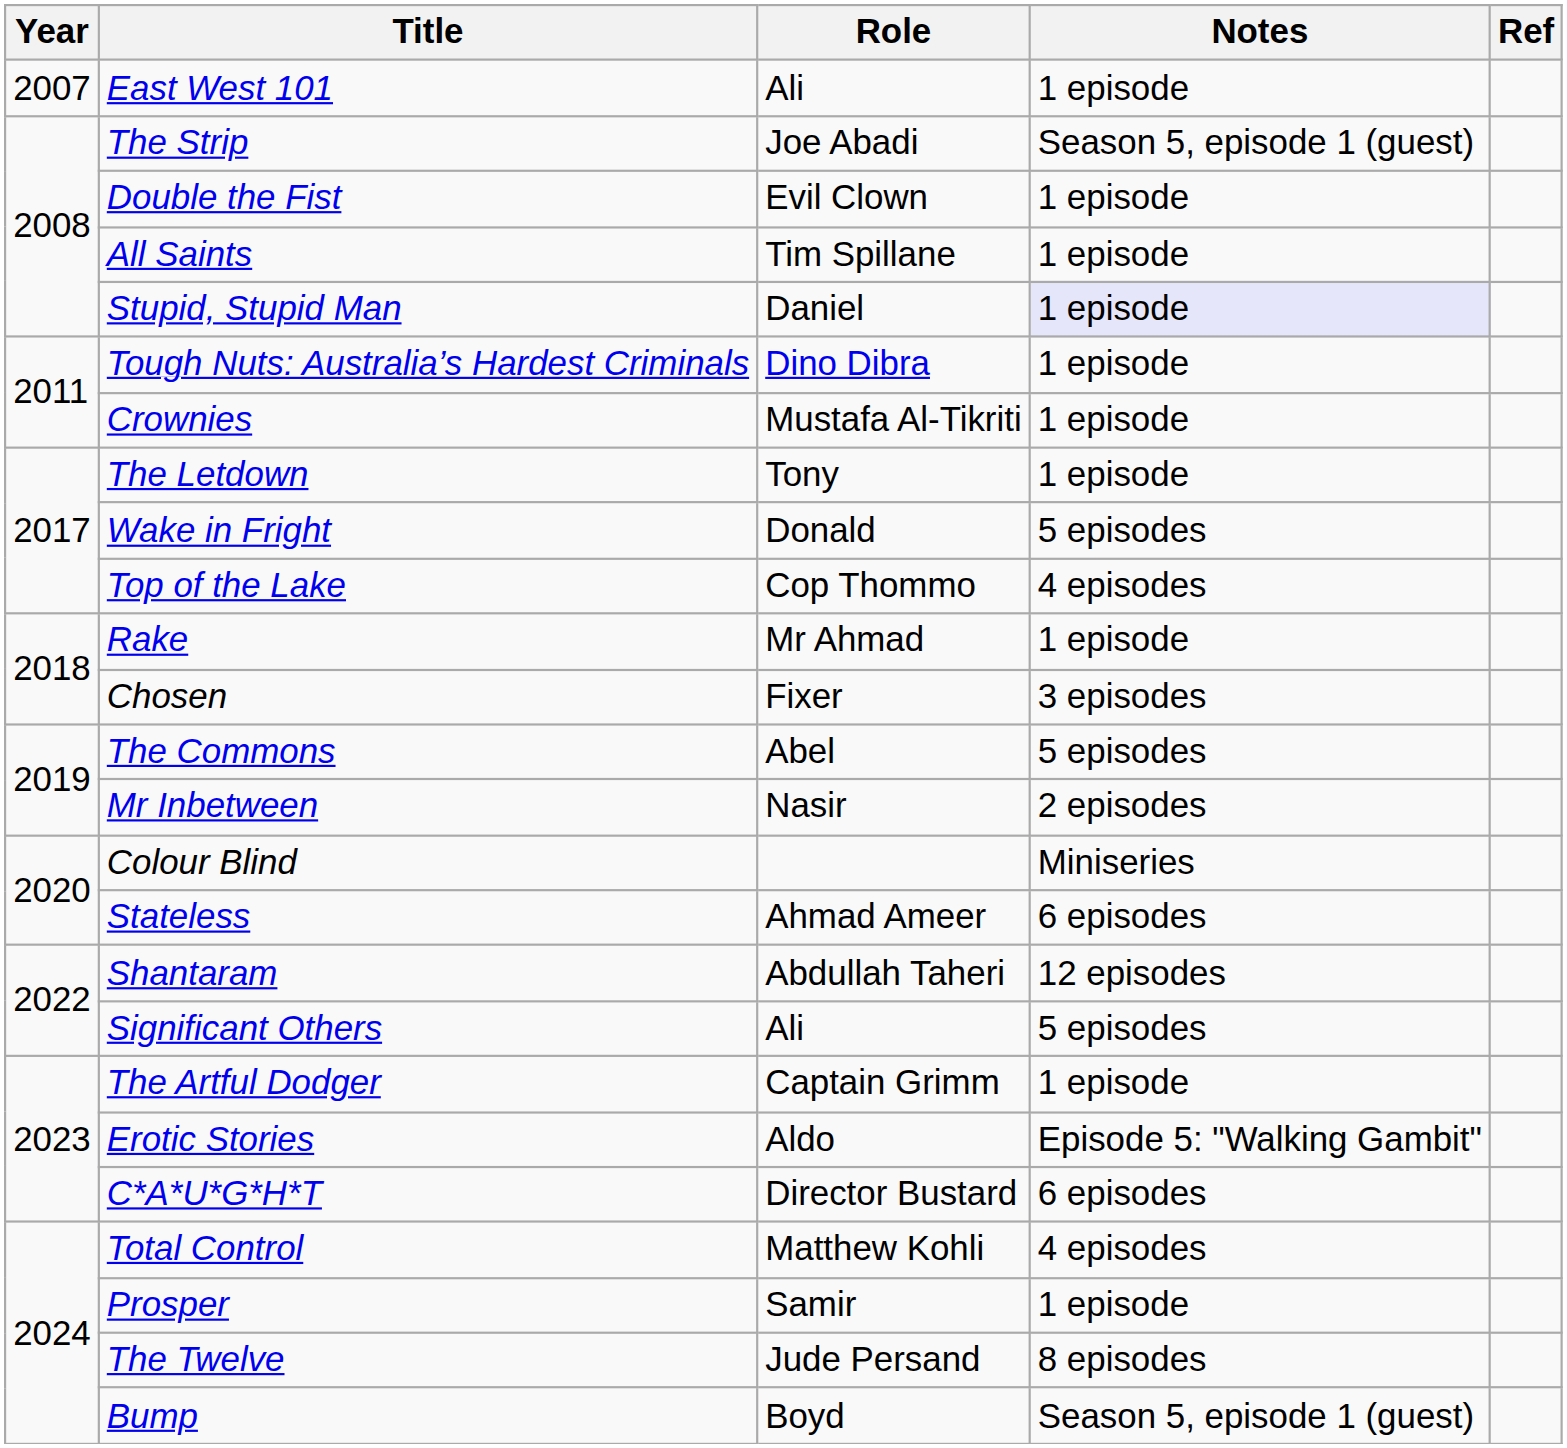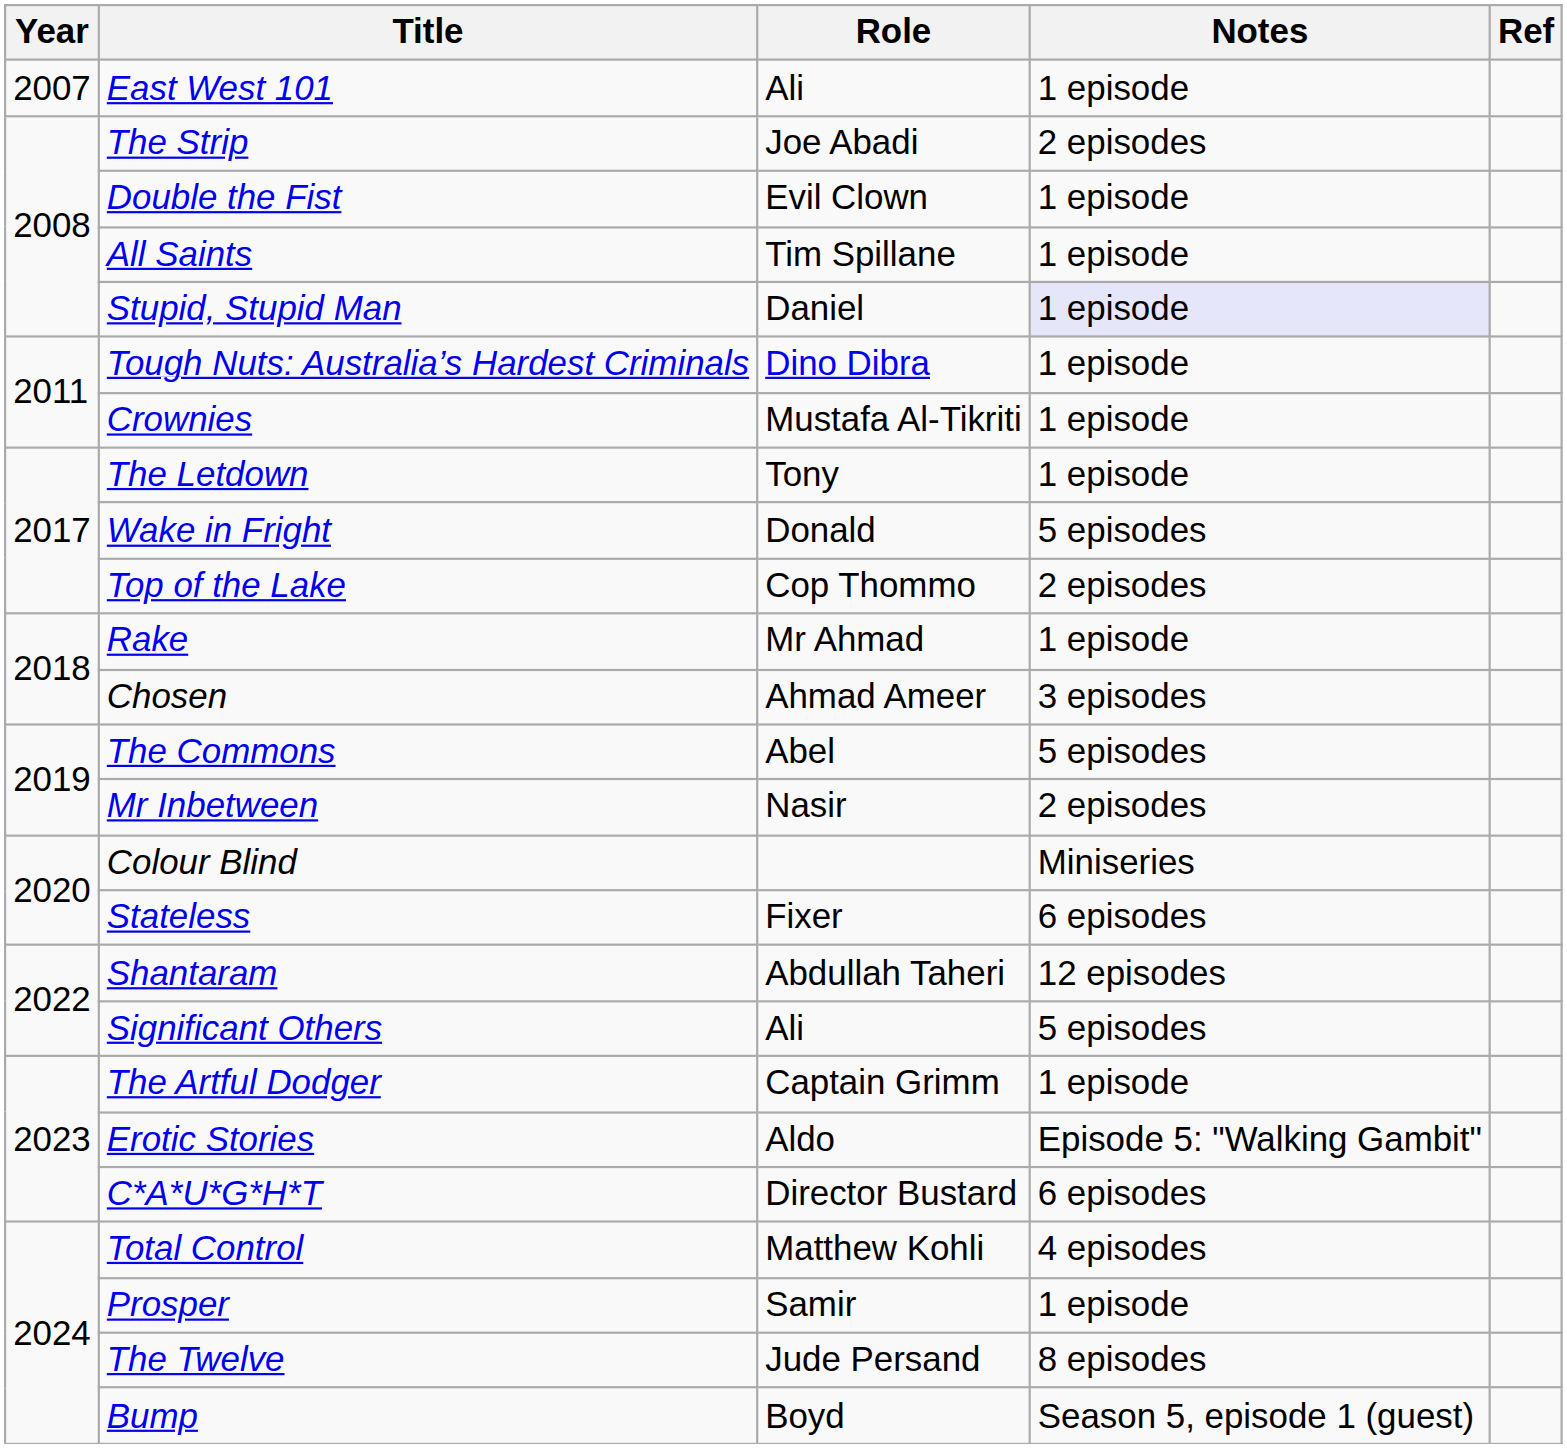(1256, 142) Season 5, episode 1 (guest) -> (1122, 142) 2 episodes
(1122, 585) 4 episodes -> (1122, 585) 2 episodes
(804, 695) Fixer -> (876, 695) Ahmad Ameer
(876, 917) Ahmad Ameer -> (804, 917) Fixer
